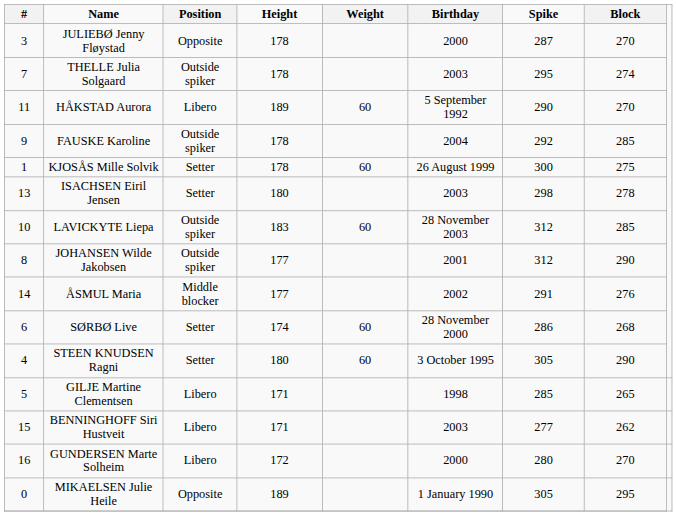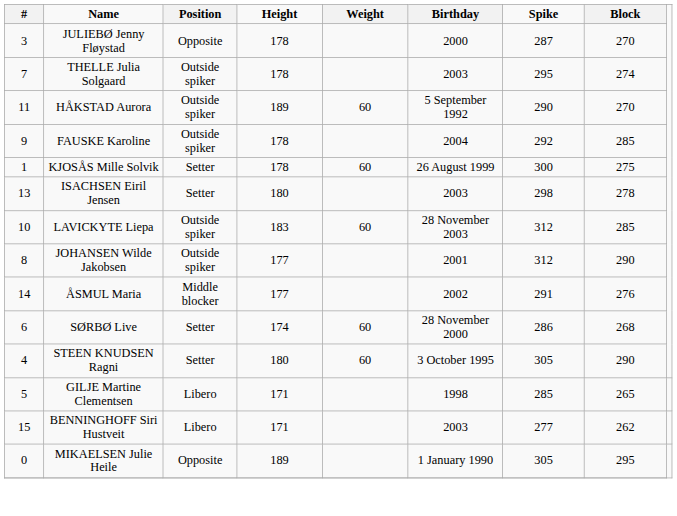(200, 107) Libero -> (200, 107) Outside spiker
- row: (104, 461)
